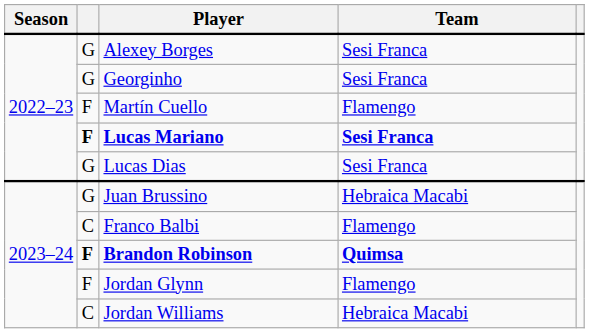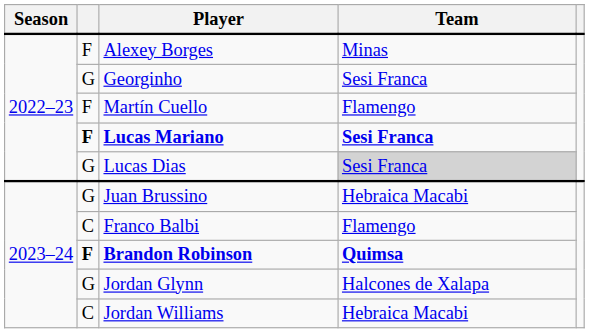(88, 49) G -> (87, 49) F
(385, 49) Sesi Franca -> (365, 49) Minas
(385, 166) no background -> (385, 166) lightgrey background
(87, 284) F -> (88, 284) G
(379, 284) Flamengo -> (416, 284) Halcones de Xalapa
